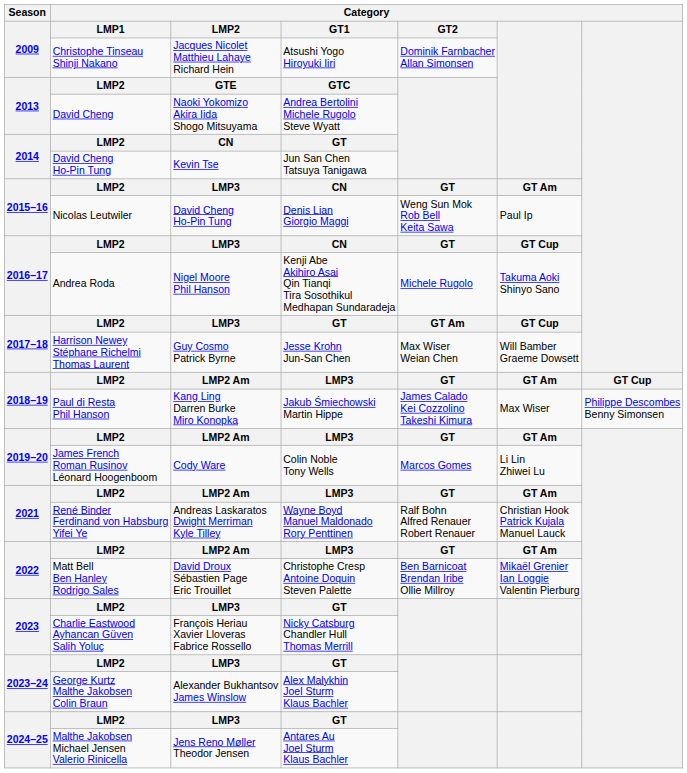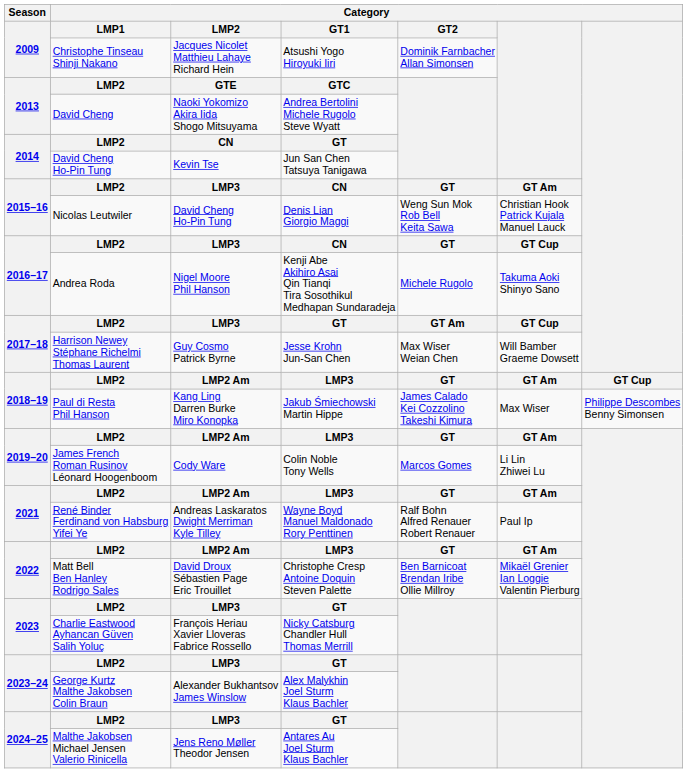(516, 216) Paul Ip -> (534, 216) Christian Hook Patrick Kujala Manuel Lauck
(534, 522) Christian Hook Patrick Kujala Manuel Lauck -> (516, 522) Paul Ip
